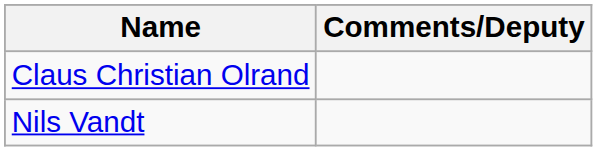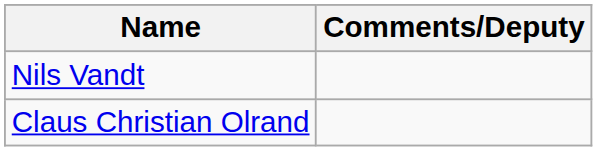rows swapped: (161, 74) <-> (78, 121)
